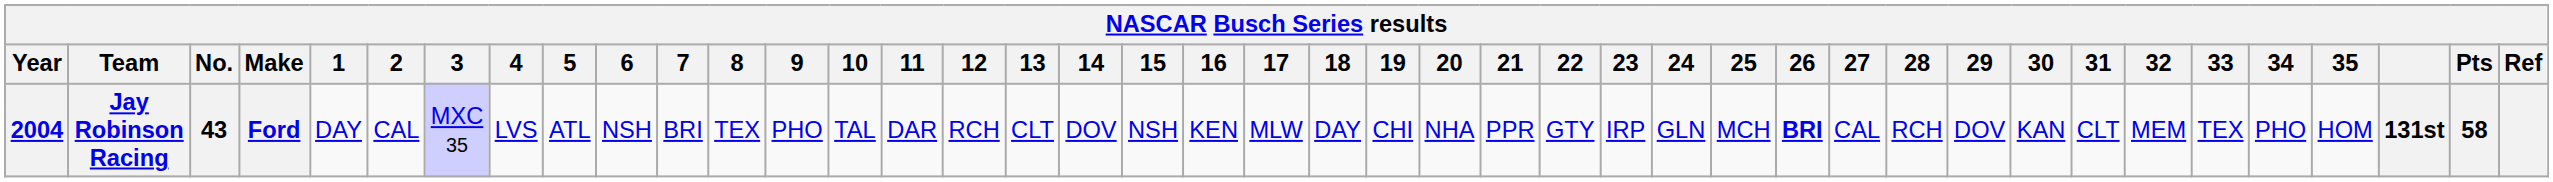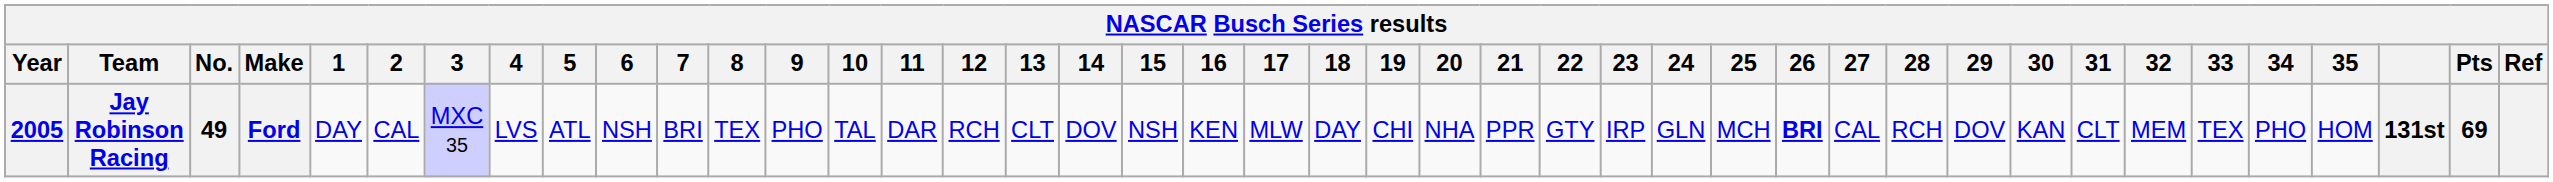(37, 130) 2004 -> (37, 130) 2005
(214, 130) 43 -> (214, 130) 49
(2474, 130) 58 -> (2474, 130) 69
